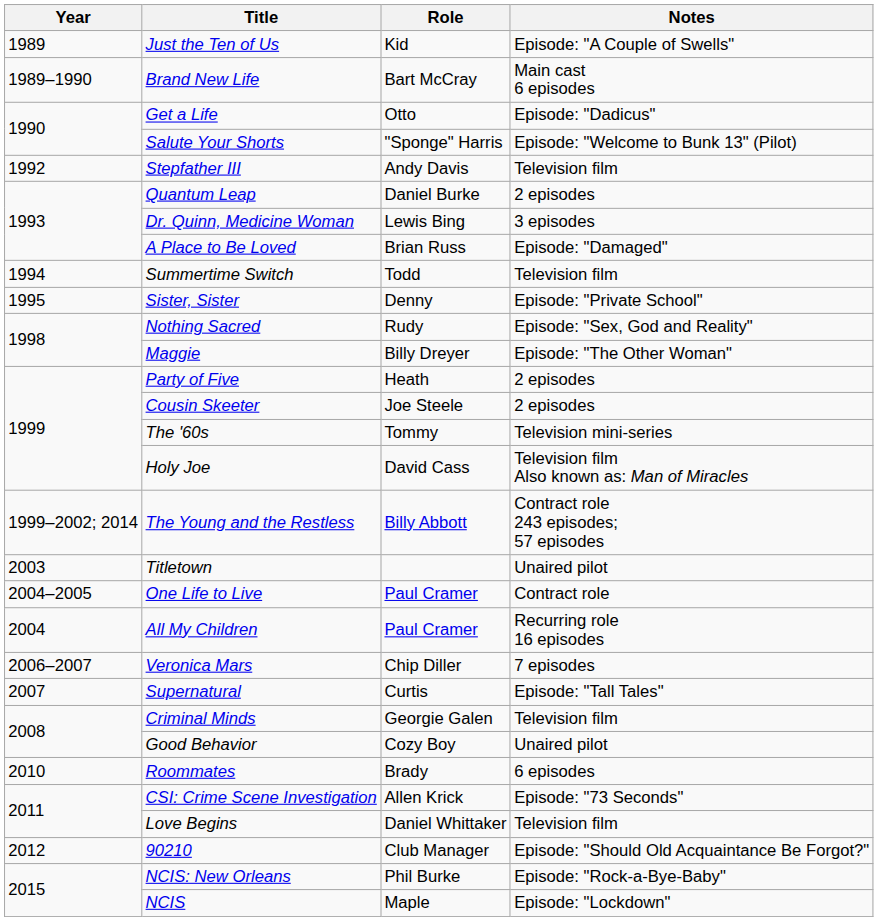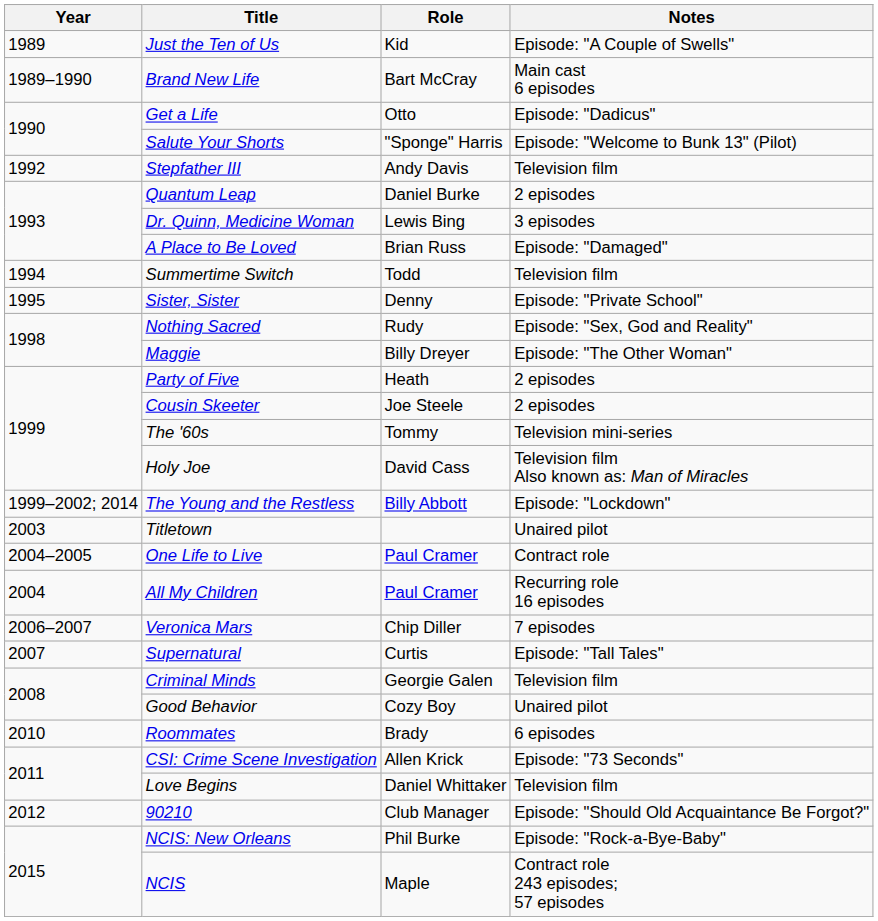(566, 522) Contract role 243 episodes; 57 episodes -> (592, 503) Episode: "Lockdown"
(592, 902) Episode: "Lockdown" -> (566, 884) Contract role 243 episodes; 57 episodes
